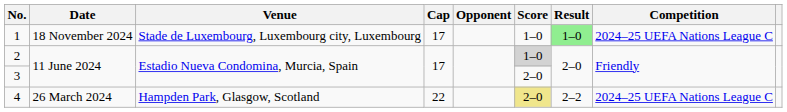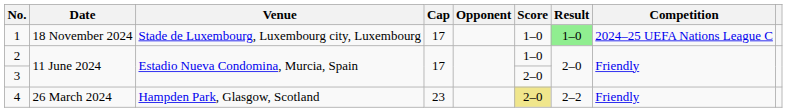(533, 55) lightgrey background -> (533, 55) no background
(438, 96) 22 -> (438, 96) 23
(684, 96) 2024–25 UEFA Nations League C -> (617, 96) Friendly
